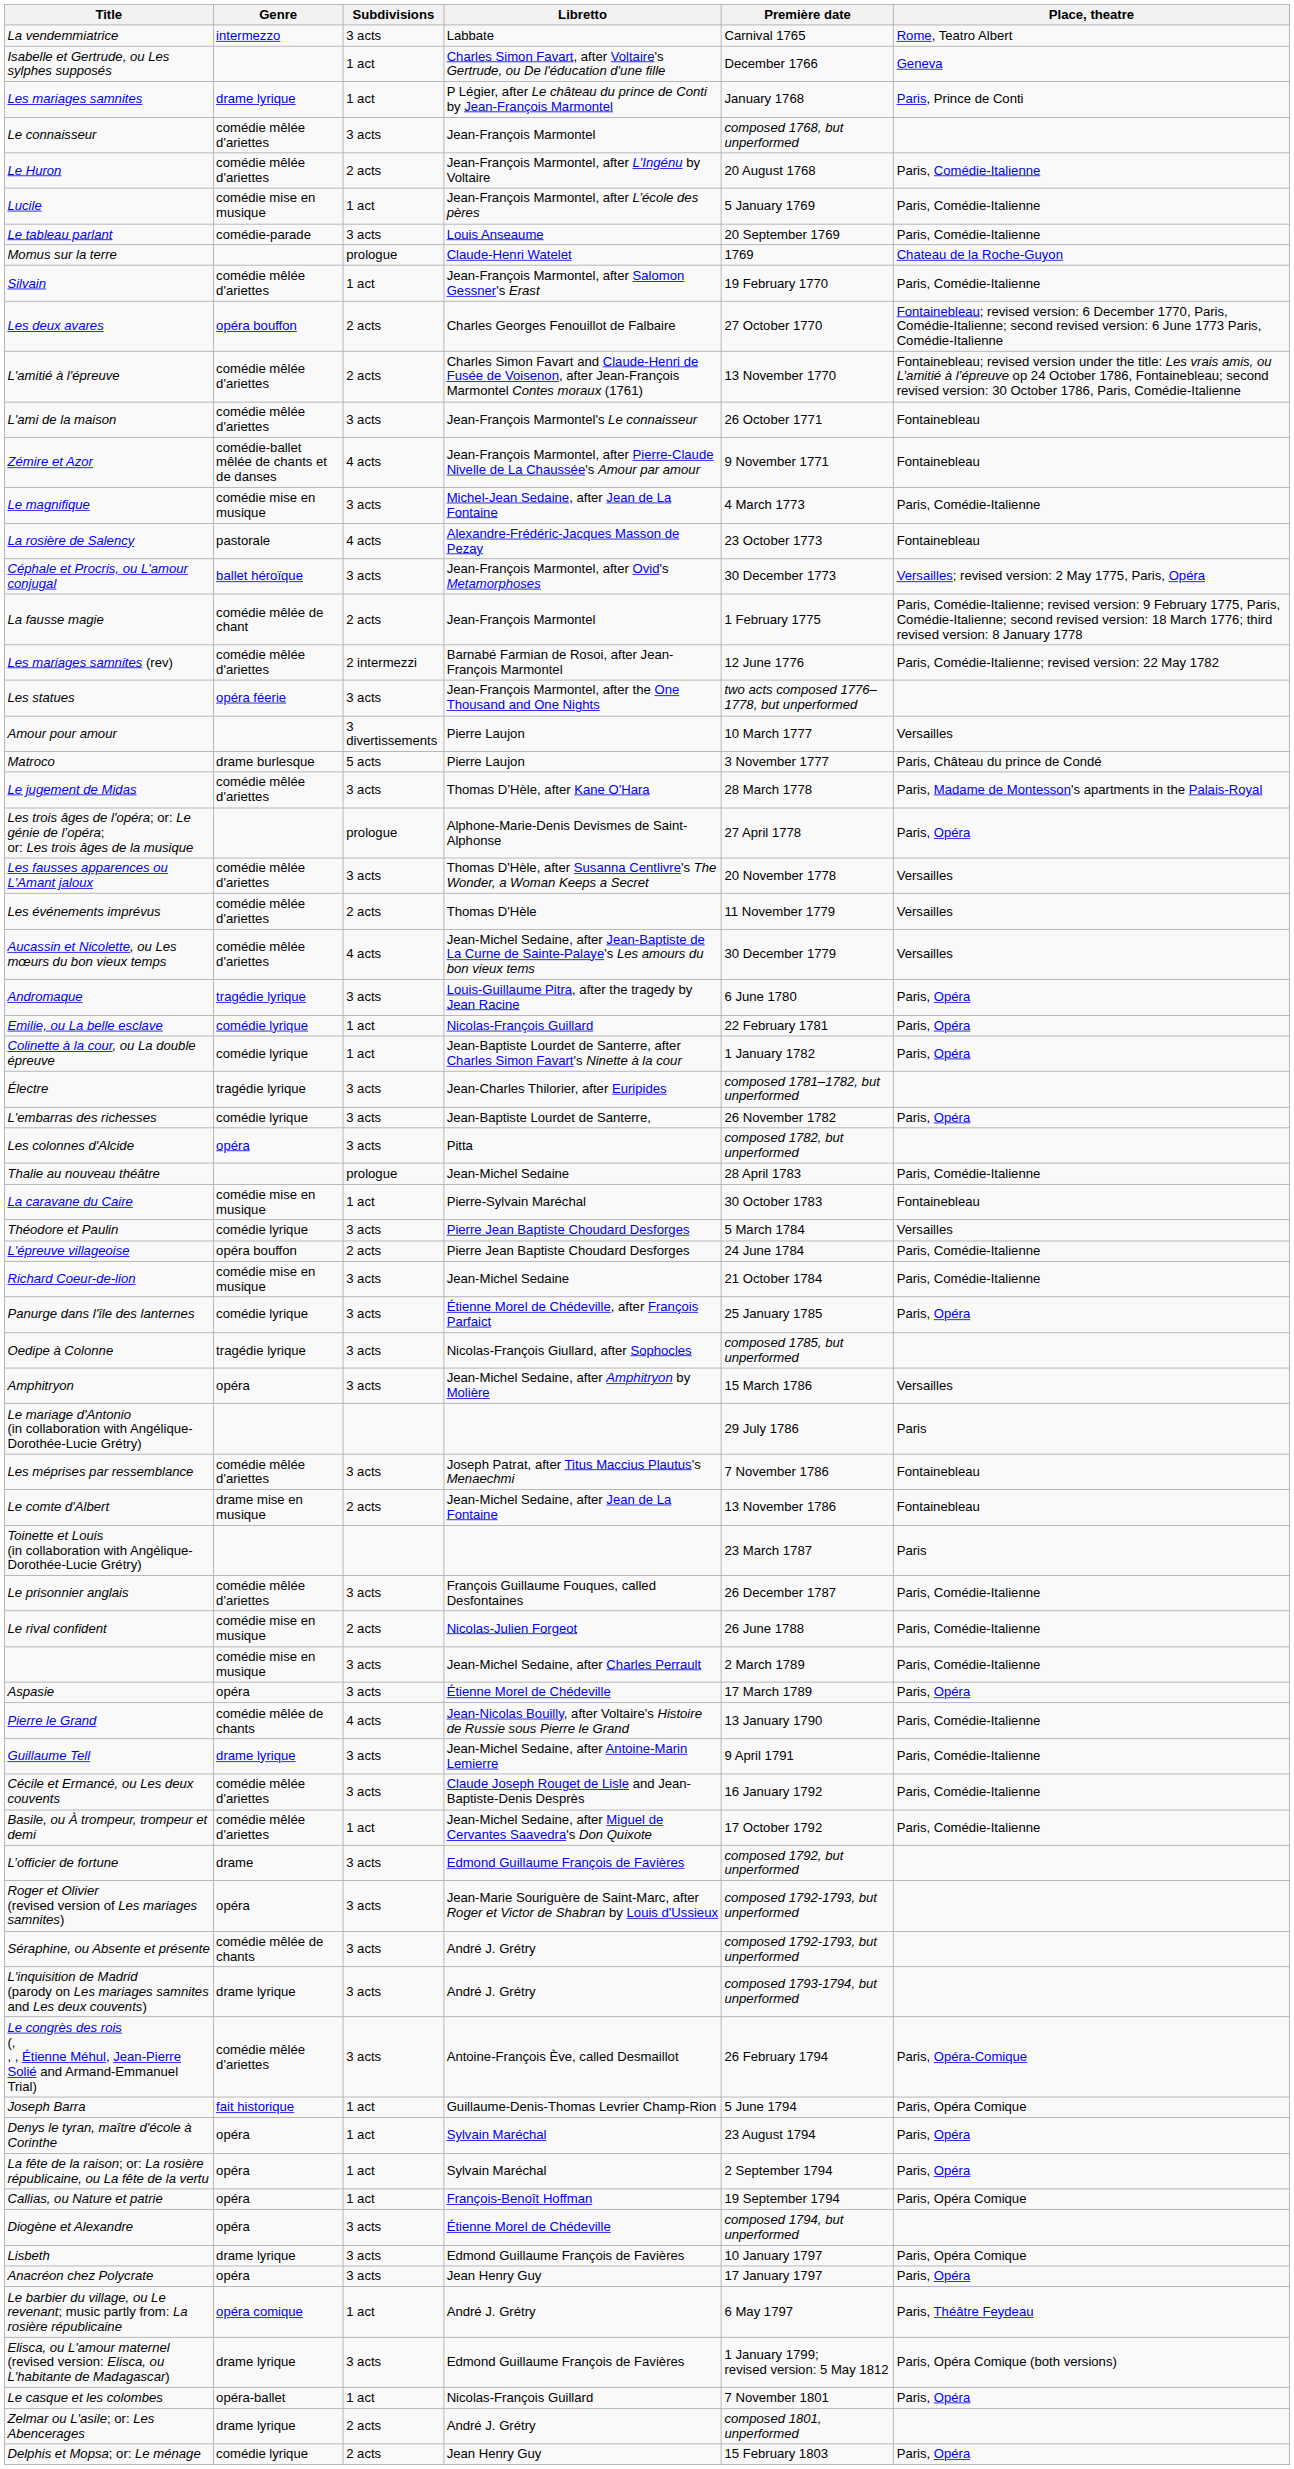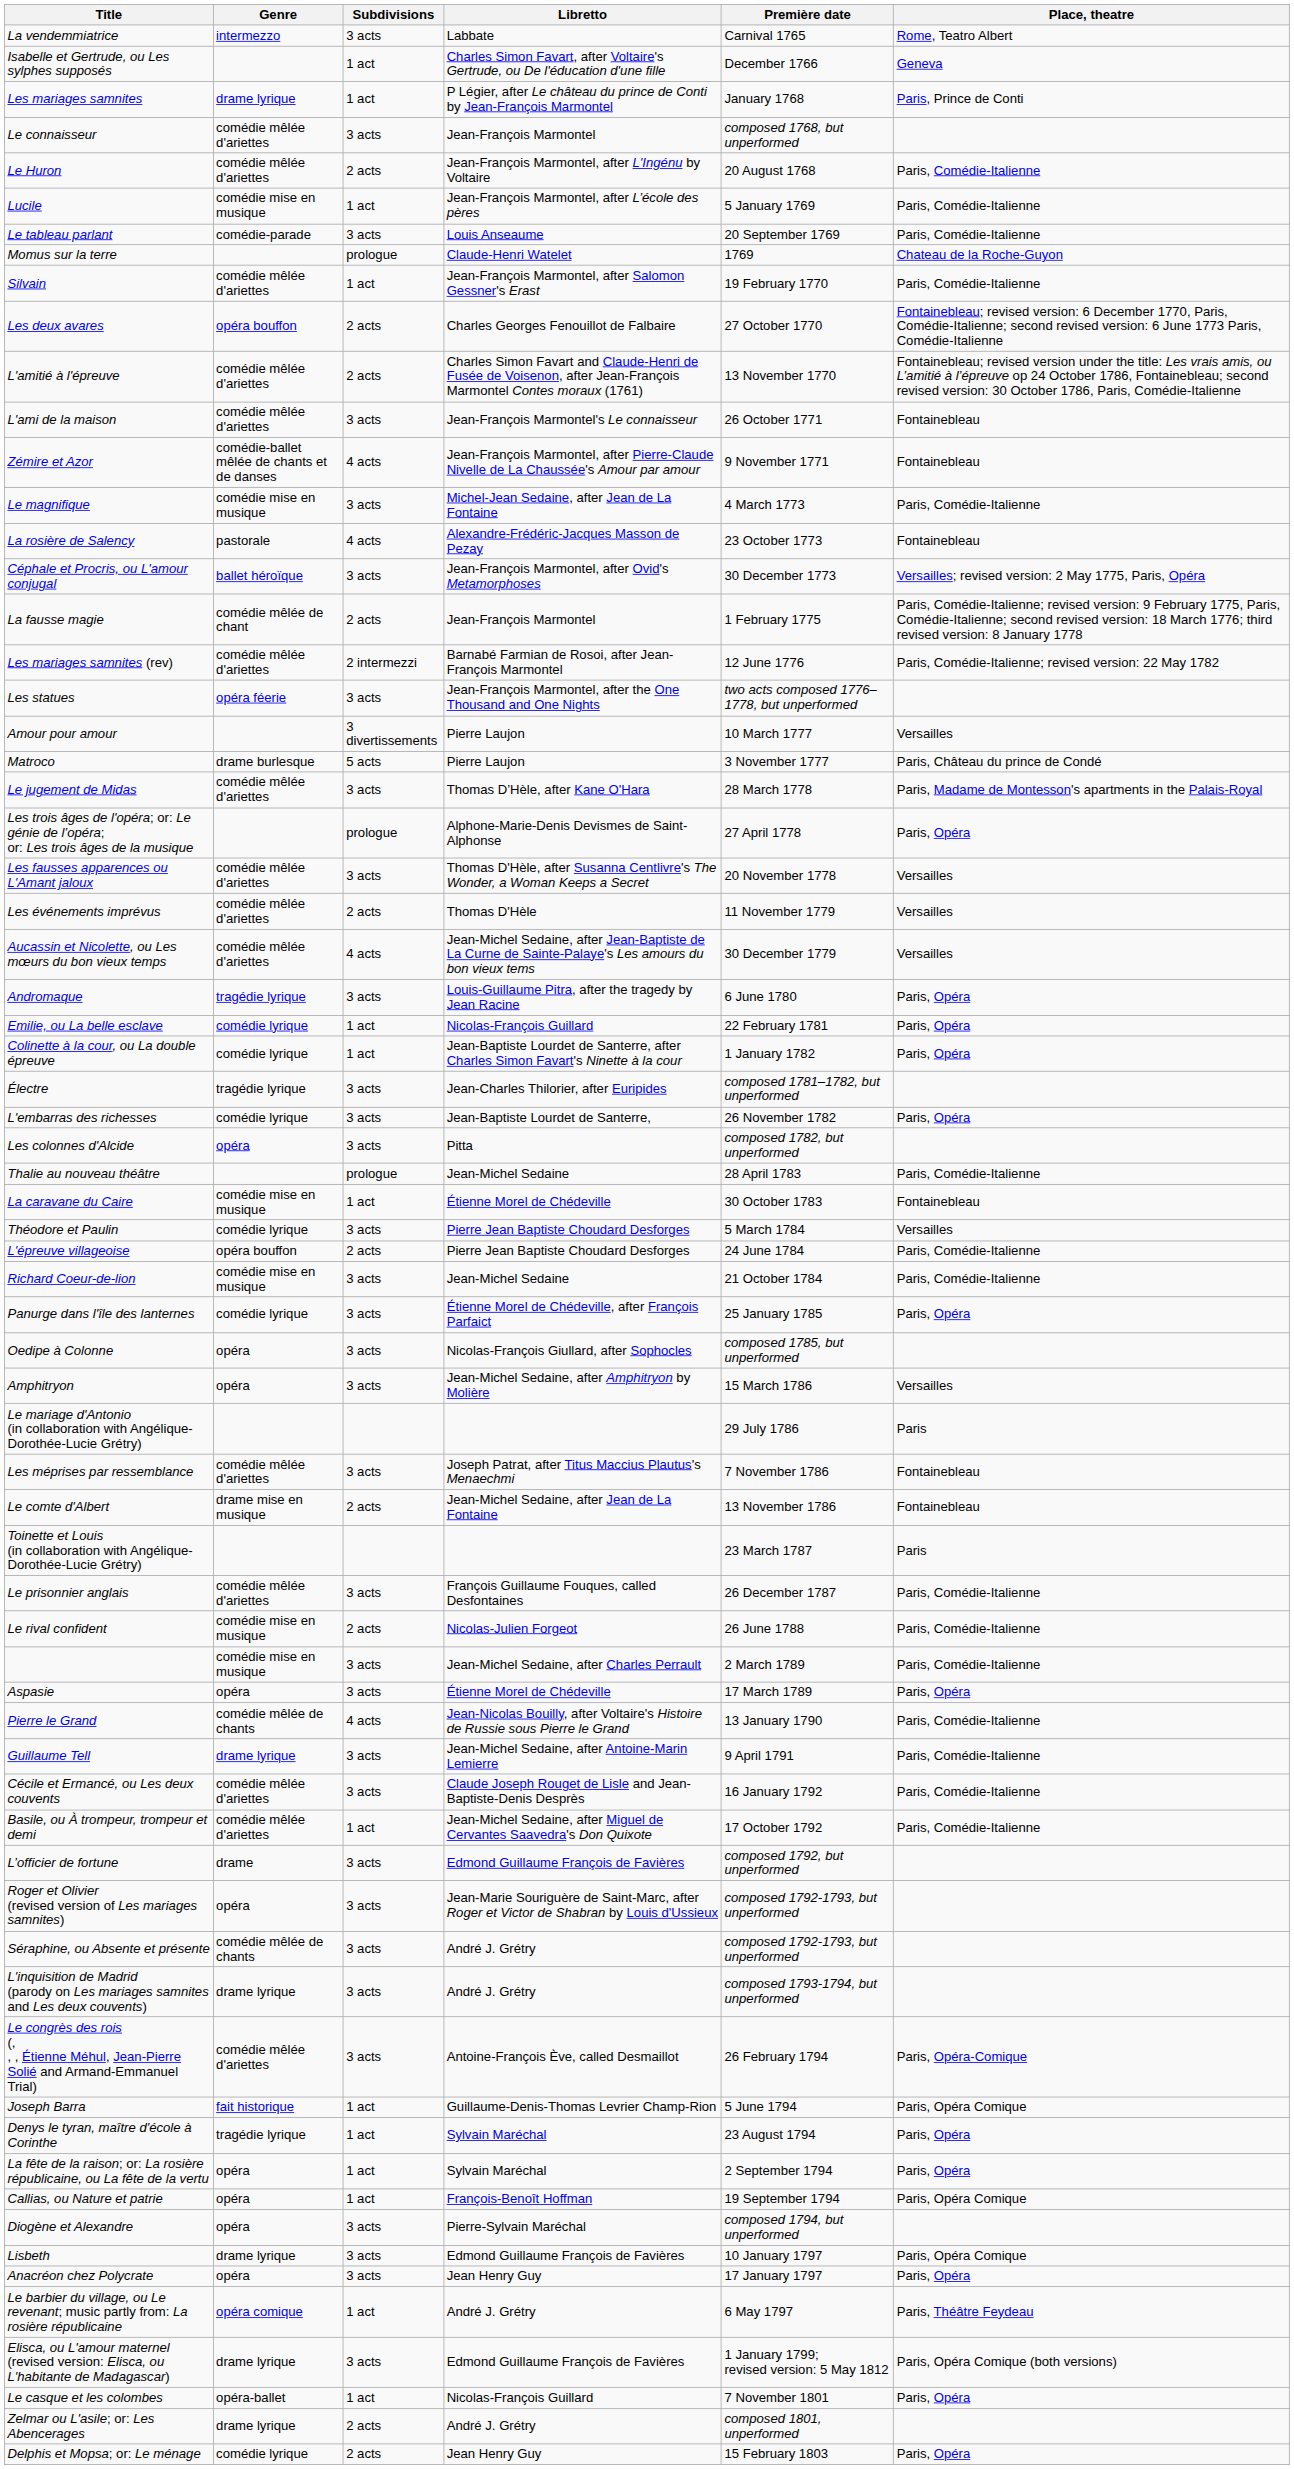(516, 1202) Pierre-Sylvain Maréchal -> (529, 1202) Étienne Morel de Chédeville
(261, 1350) tragédie lyrique -> (233, 1350) opéra
(233, 2135) opéra -> (261, 2135) tragédie lyrique
(529, 2227) Étienne Morel de Chédeville -> (516, 2227) Pierre-Sylvain Maréchal
